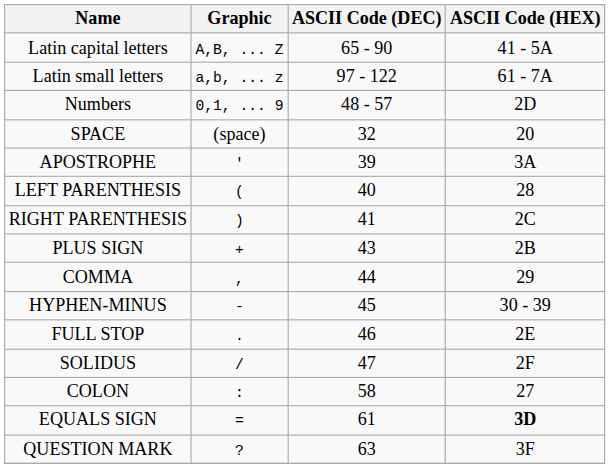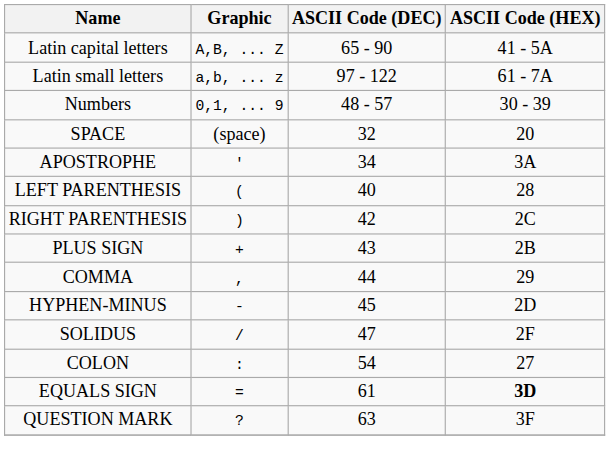(525, 104) 2D -> (525, 104) 30 - 39
(367, 162) 39 -> (367, 162) 34
(367, 219) 41 -> (367, 219) 42
(525, 305) 30 - 39 -> (525, 305) 2D
- row: (98, 334)
(367, 391) 58 -> (367, 362) 54
